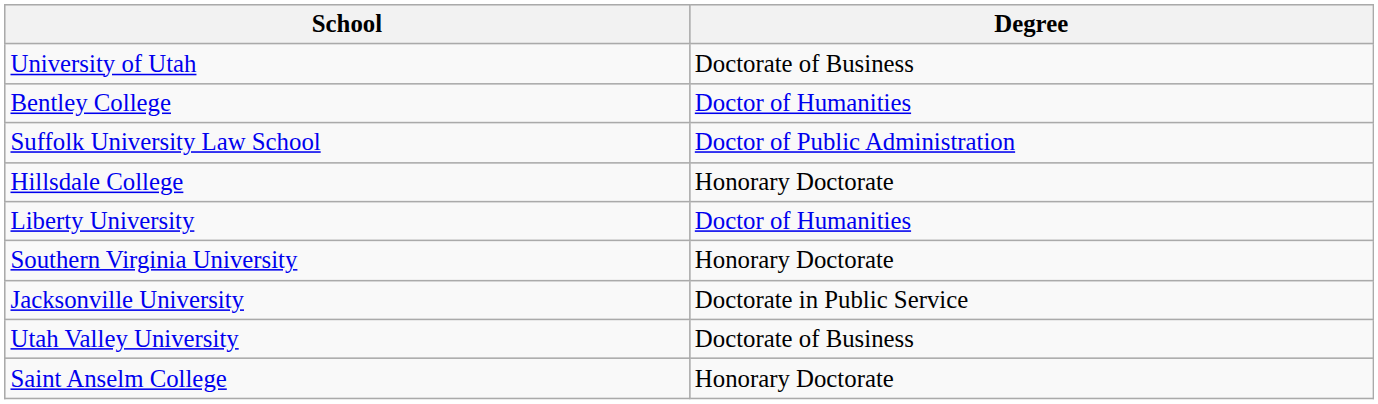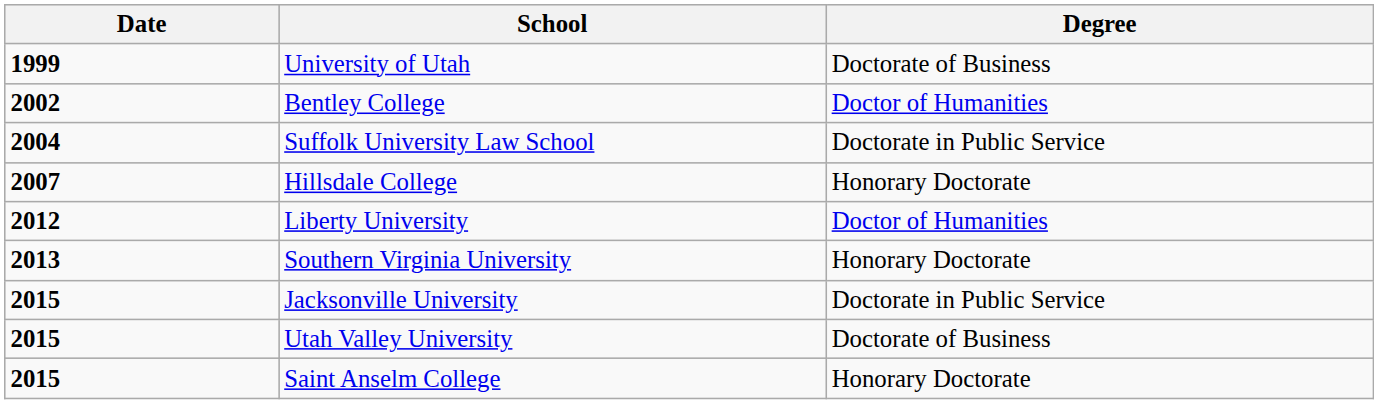+ column: (142, 24)
(855, 142) Doctor of Public Administration -> (968, 142) Doctorate in Public Service
